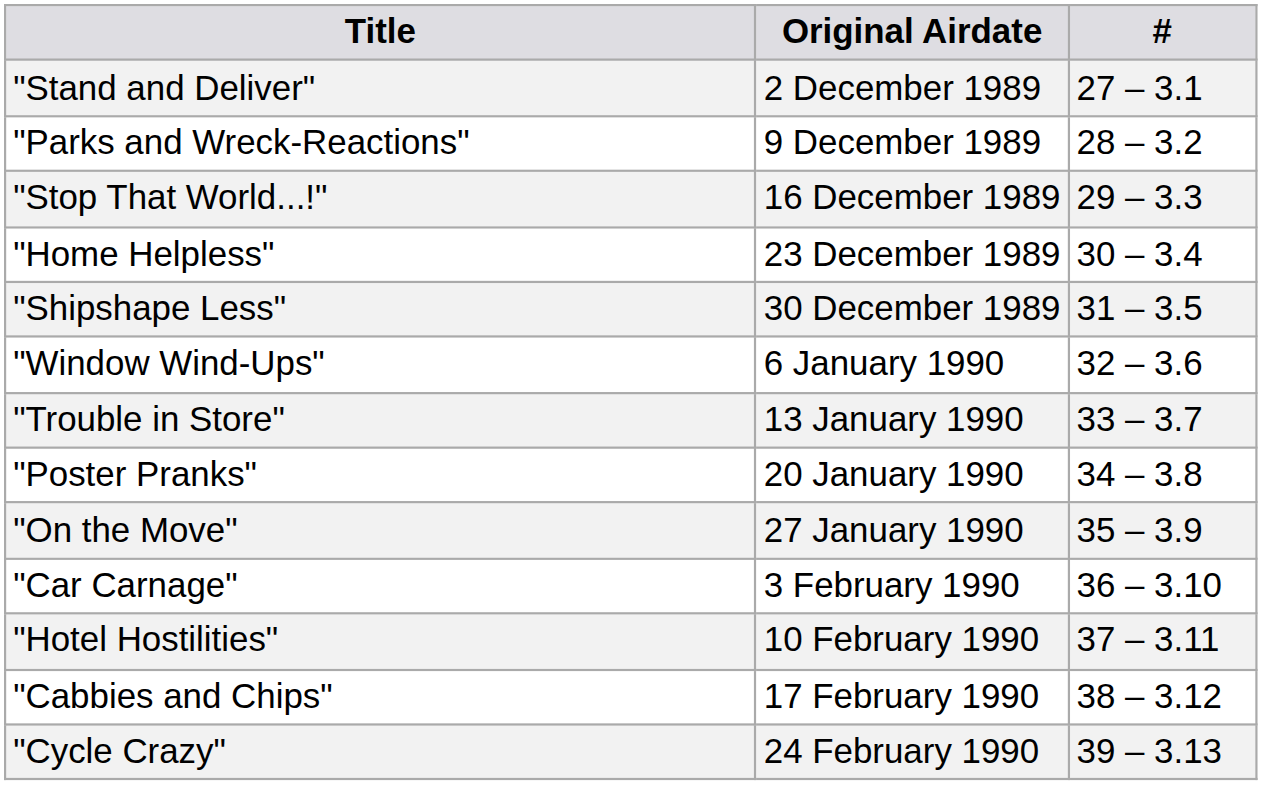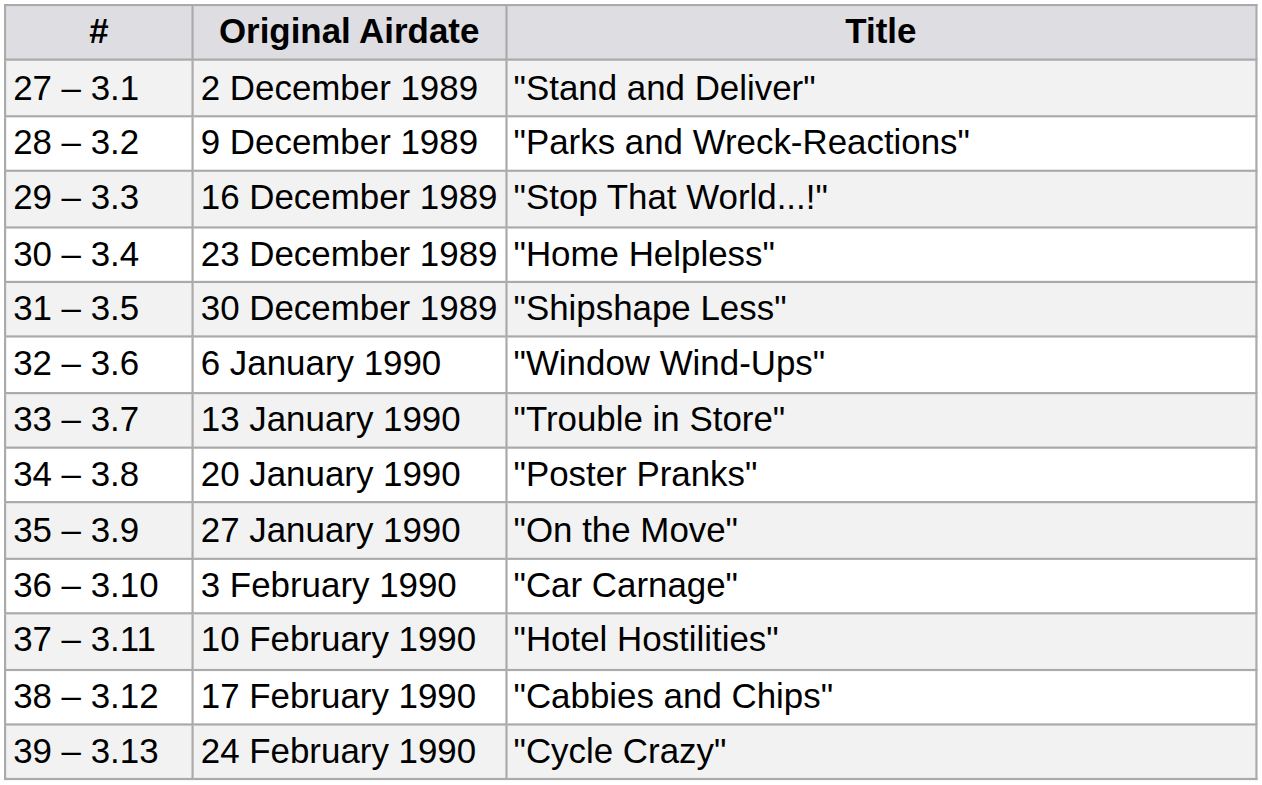columns swapped: (1162, 32) <-> (380, 32)
